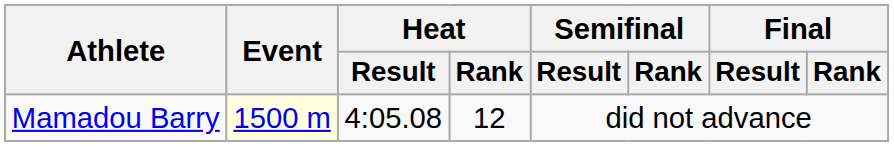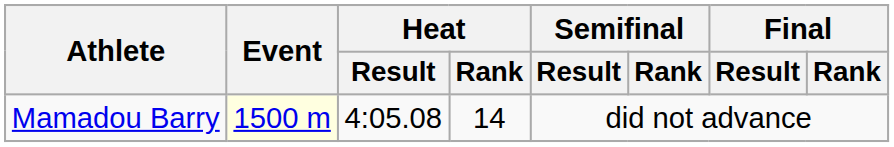(489, 118) 12 -> (489, 118) 14
